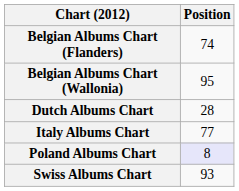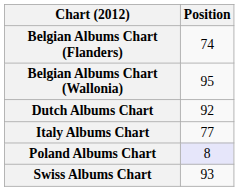(207, 110) 28 -> (207, 110) 92
